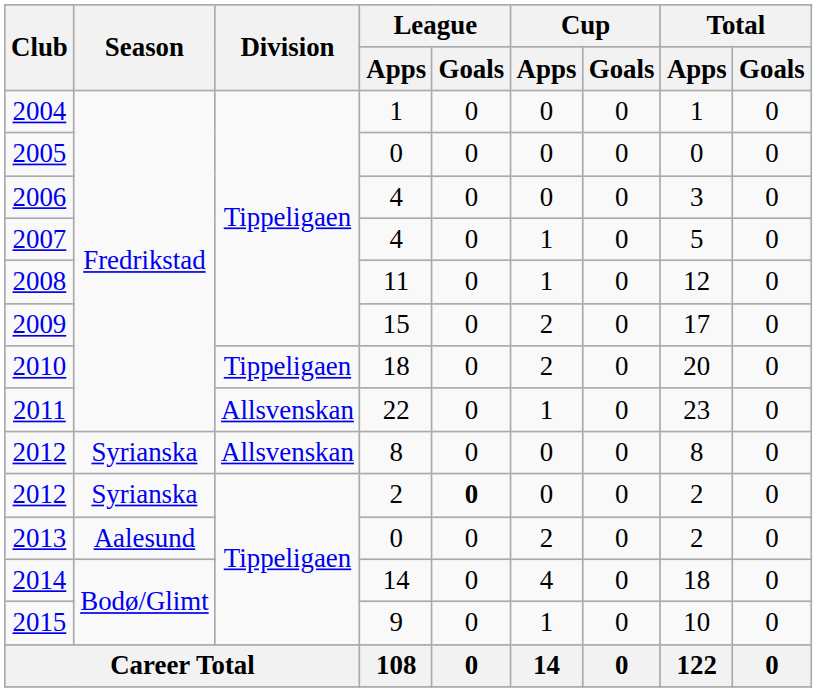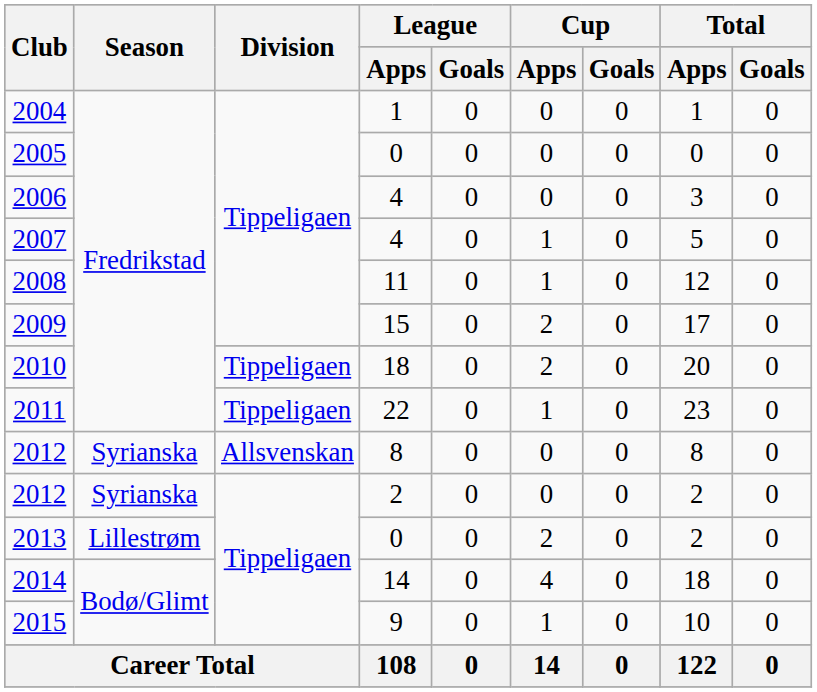(287, 409) Allsvenskan -> (287, 409) Tippeligaen
(471, 494) bold -> (471, 494) normal
(144, 537) Aalesund -> (144, 537) Lillestrøm
